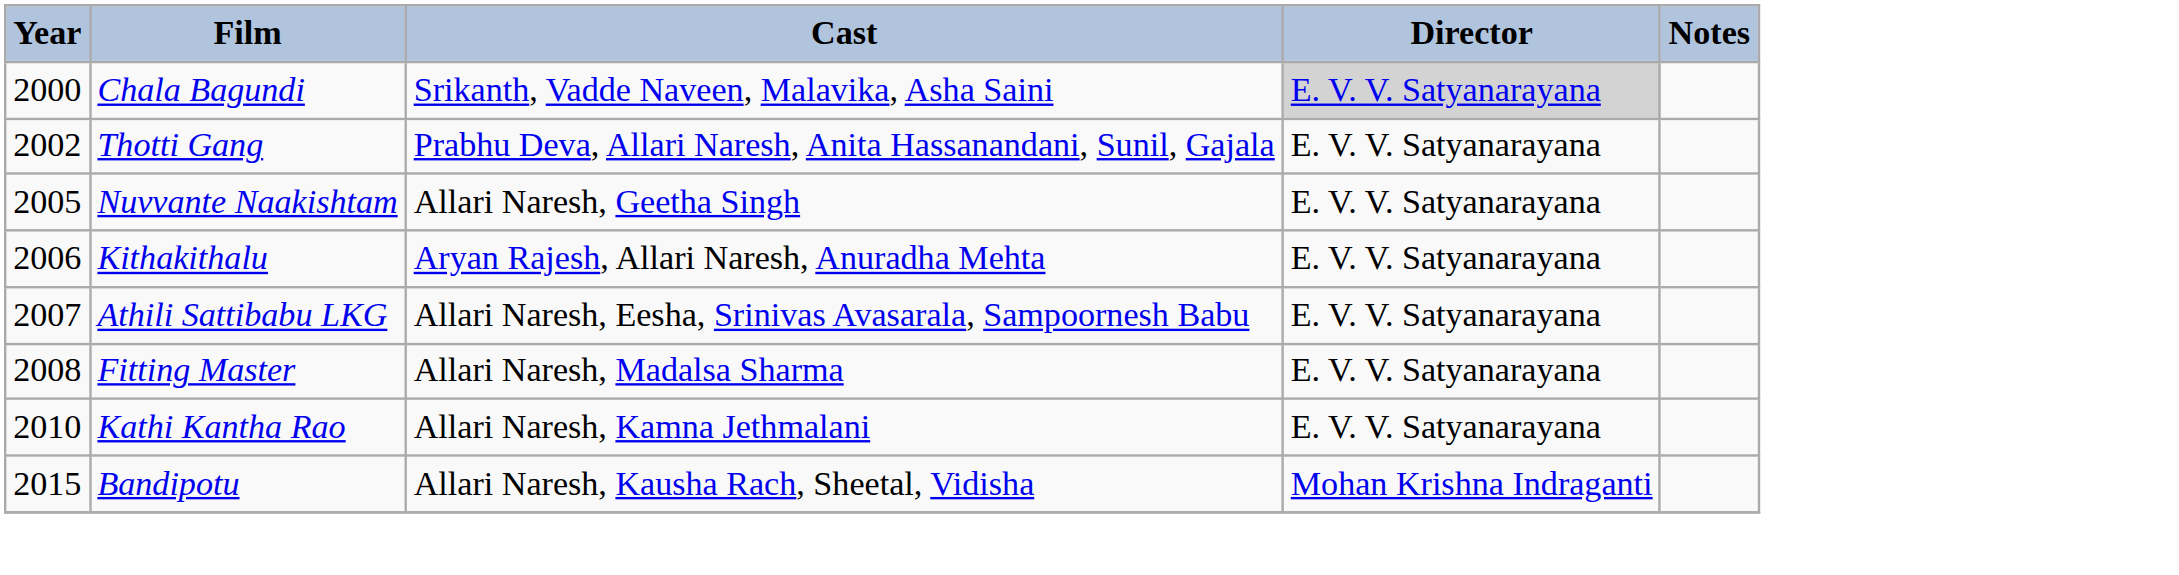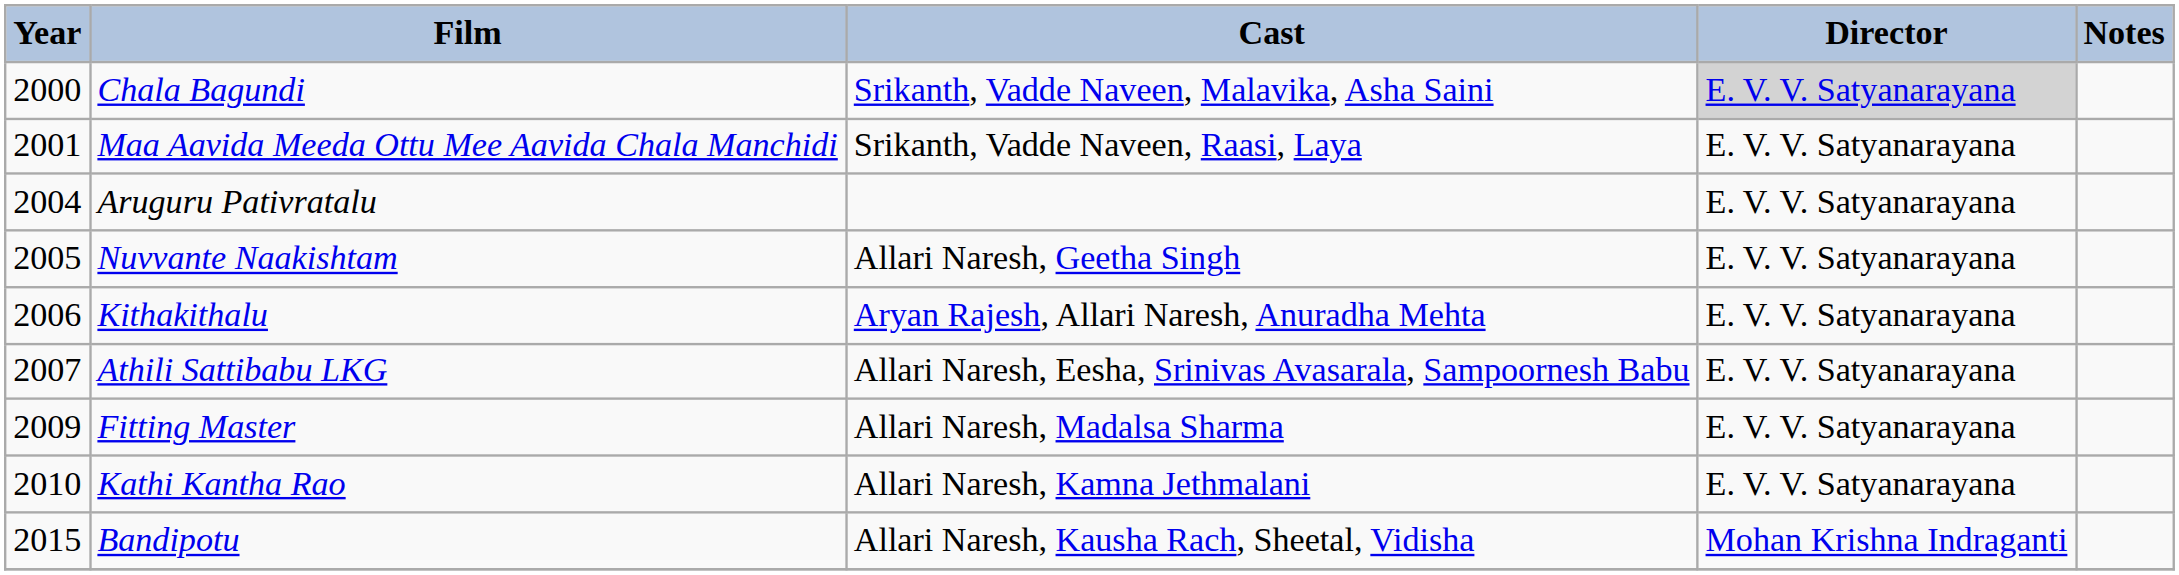+ row: (468, 145)
- row: (180, 145)
+ row: (237, 201)
(47, 370) 2008 -> (47, 427) 2009
